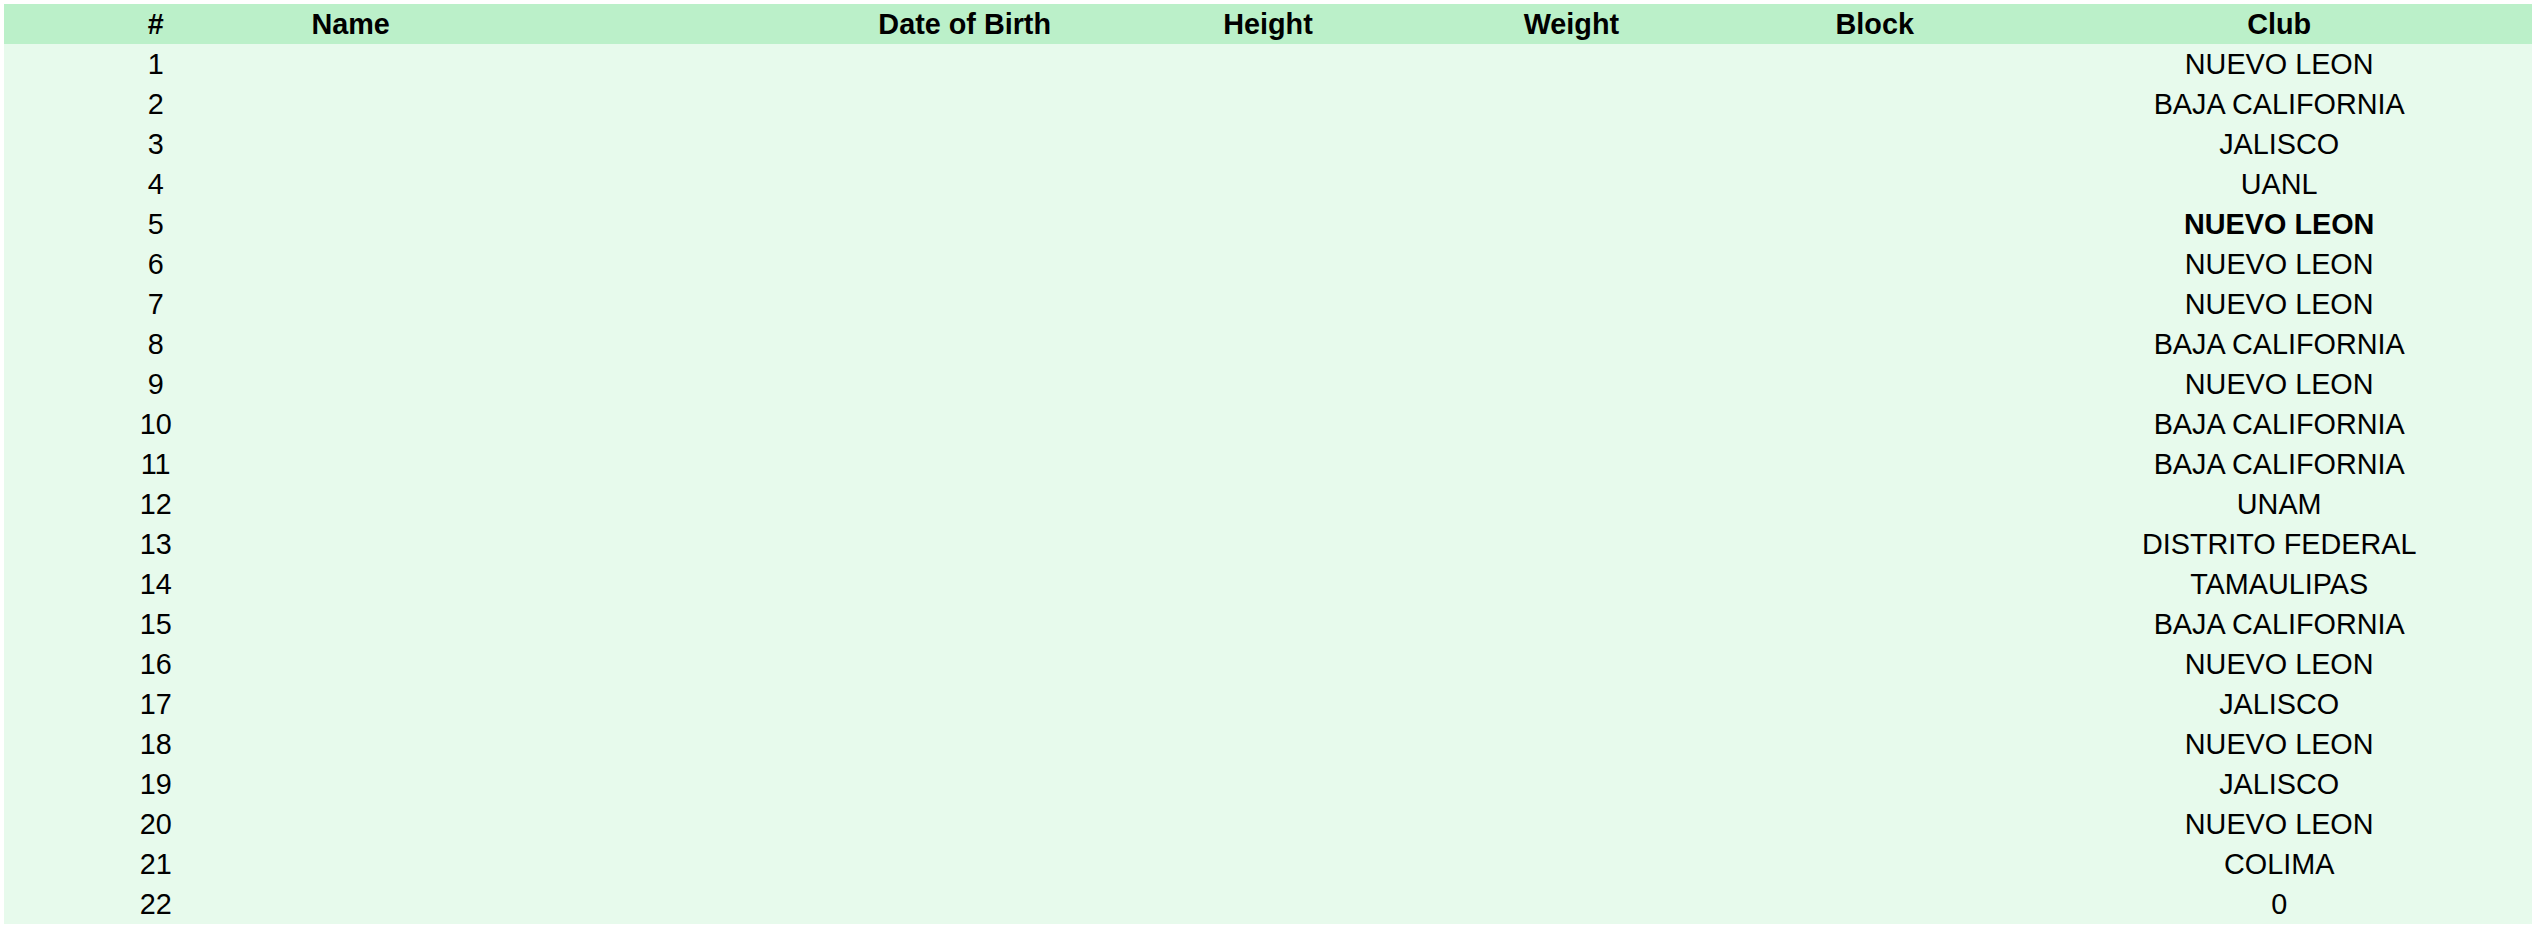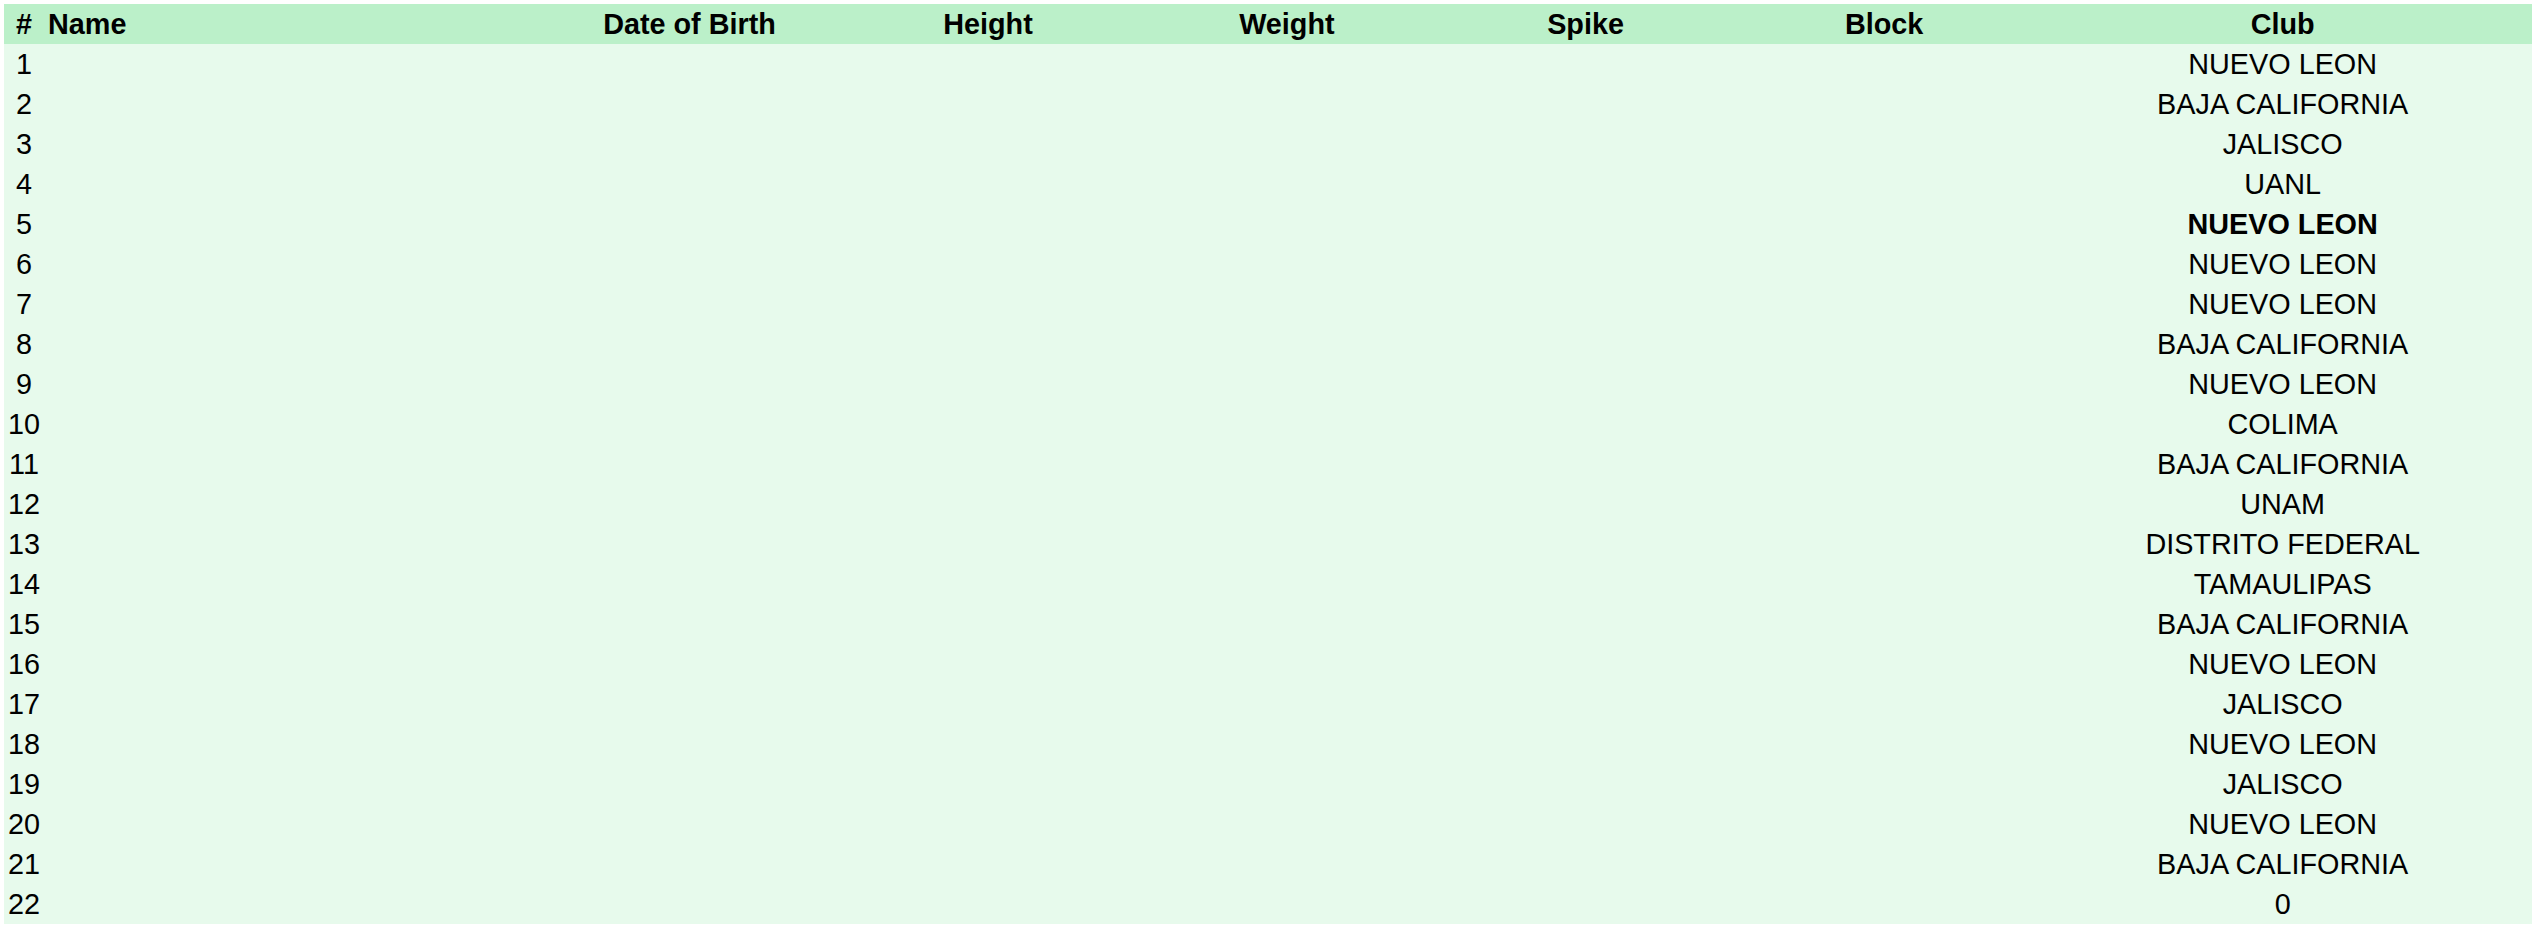+ column: (1586, 24)
(2279, 424) BAJA CALIFORNIA -> (2283, 424) COLIMA
(2279, 864) COLIMA -> (2283, 864) BAJA CALIFORNIA
